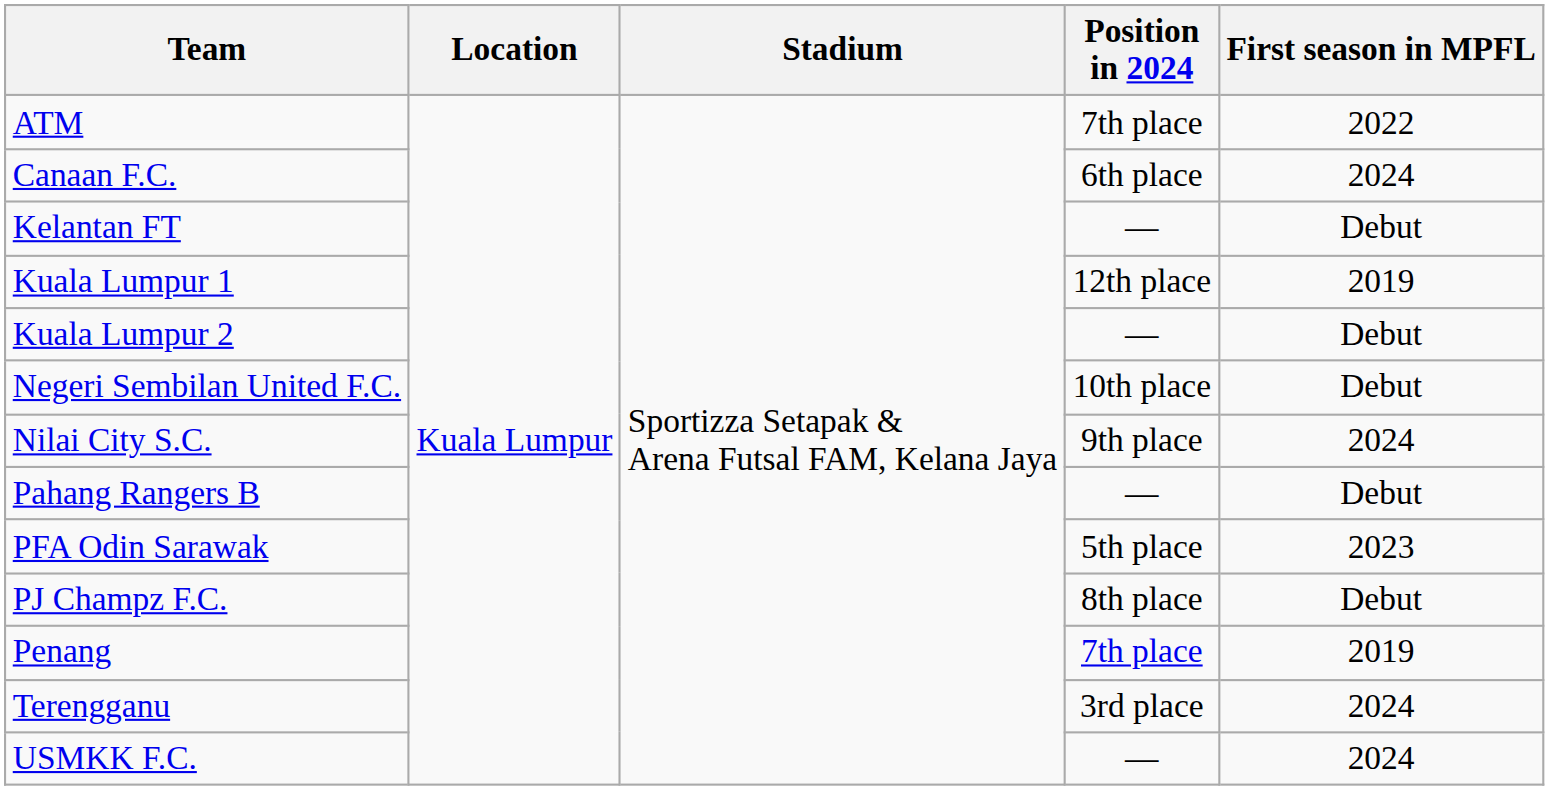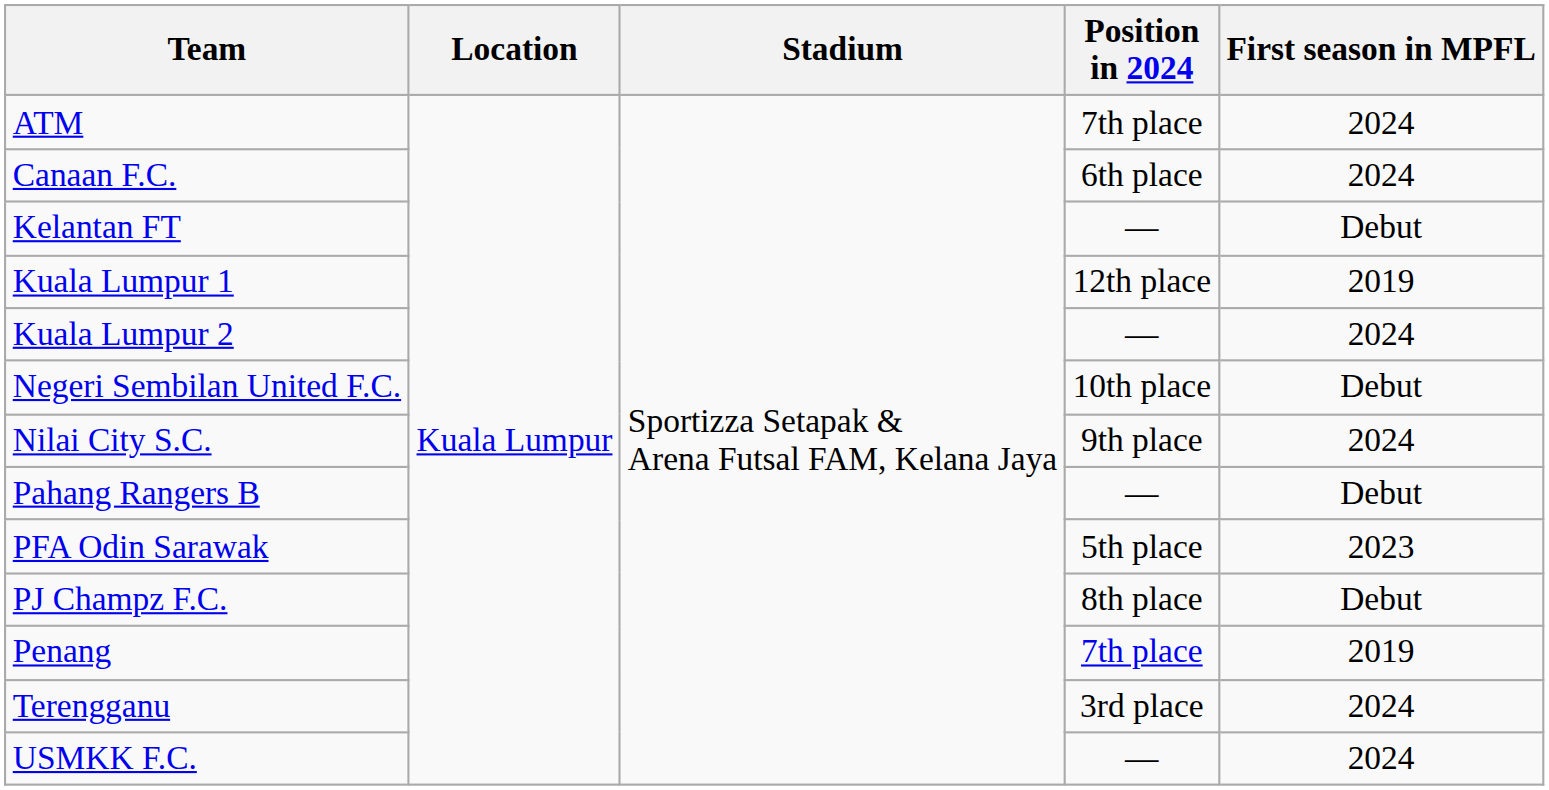(1381, 121) 2022 -> (1381, 121) 2024
(1381, 333) Debut -> (1381, 333) 2024
